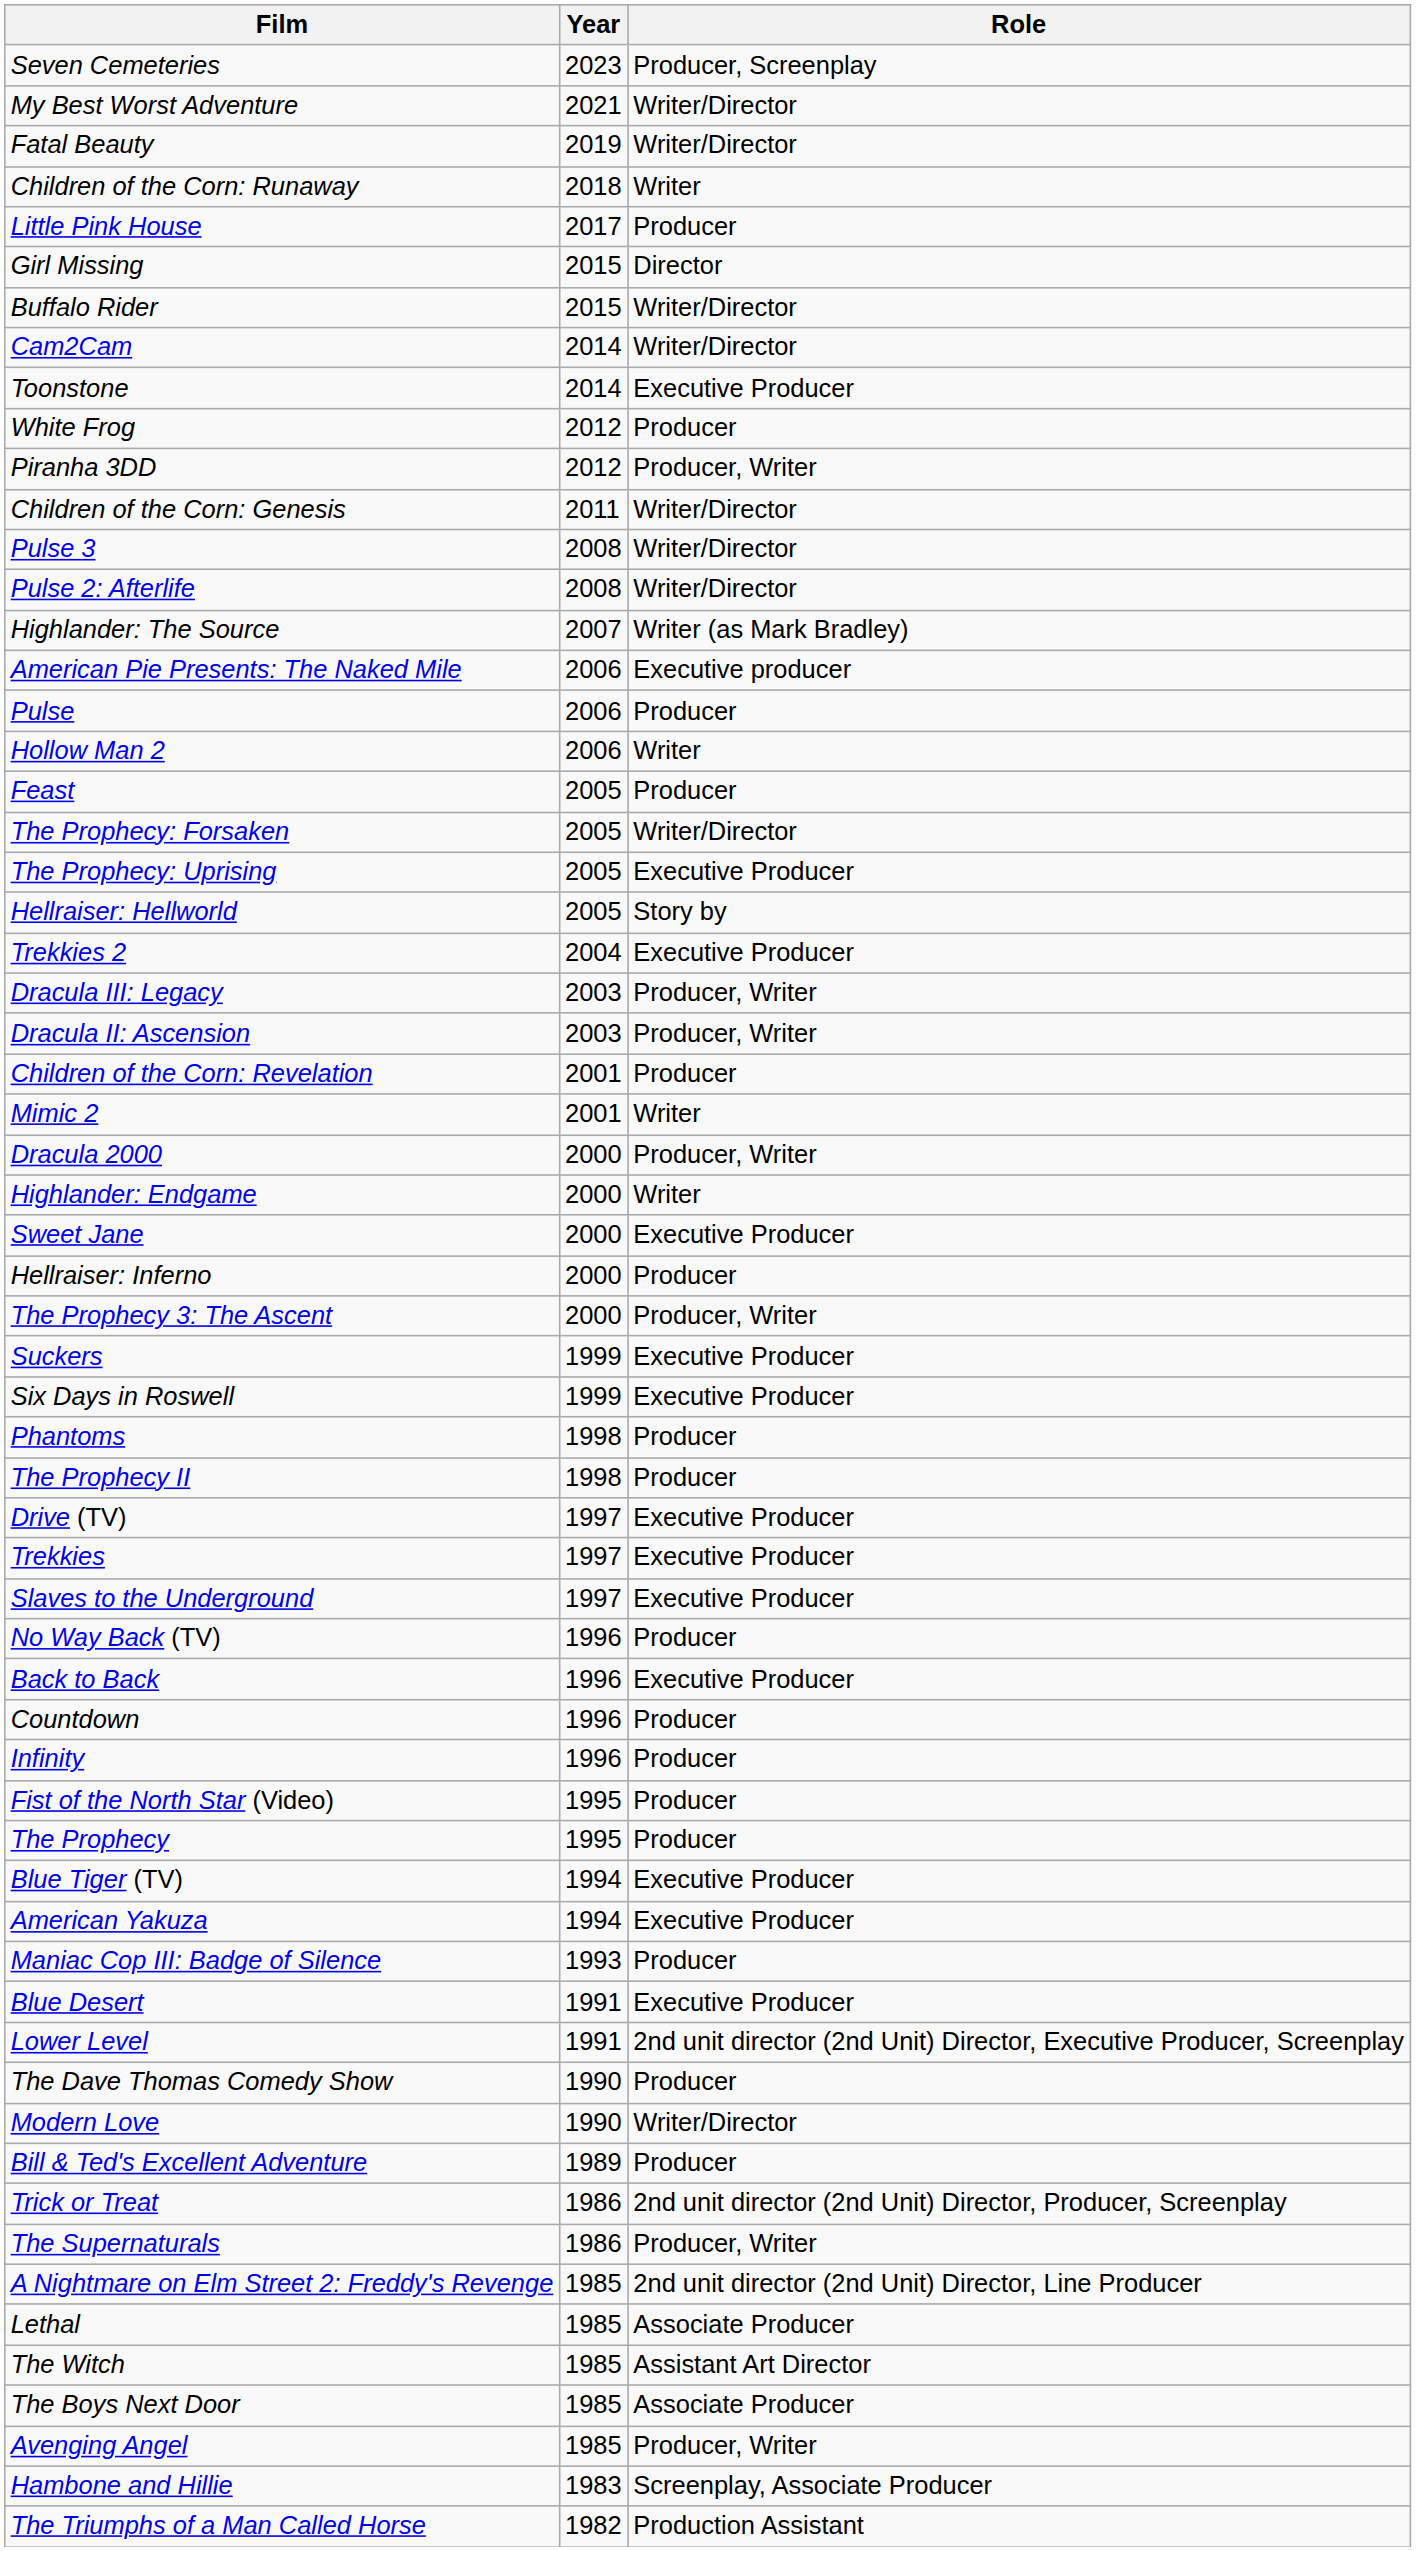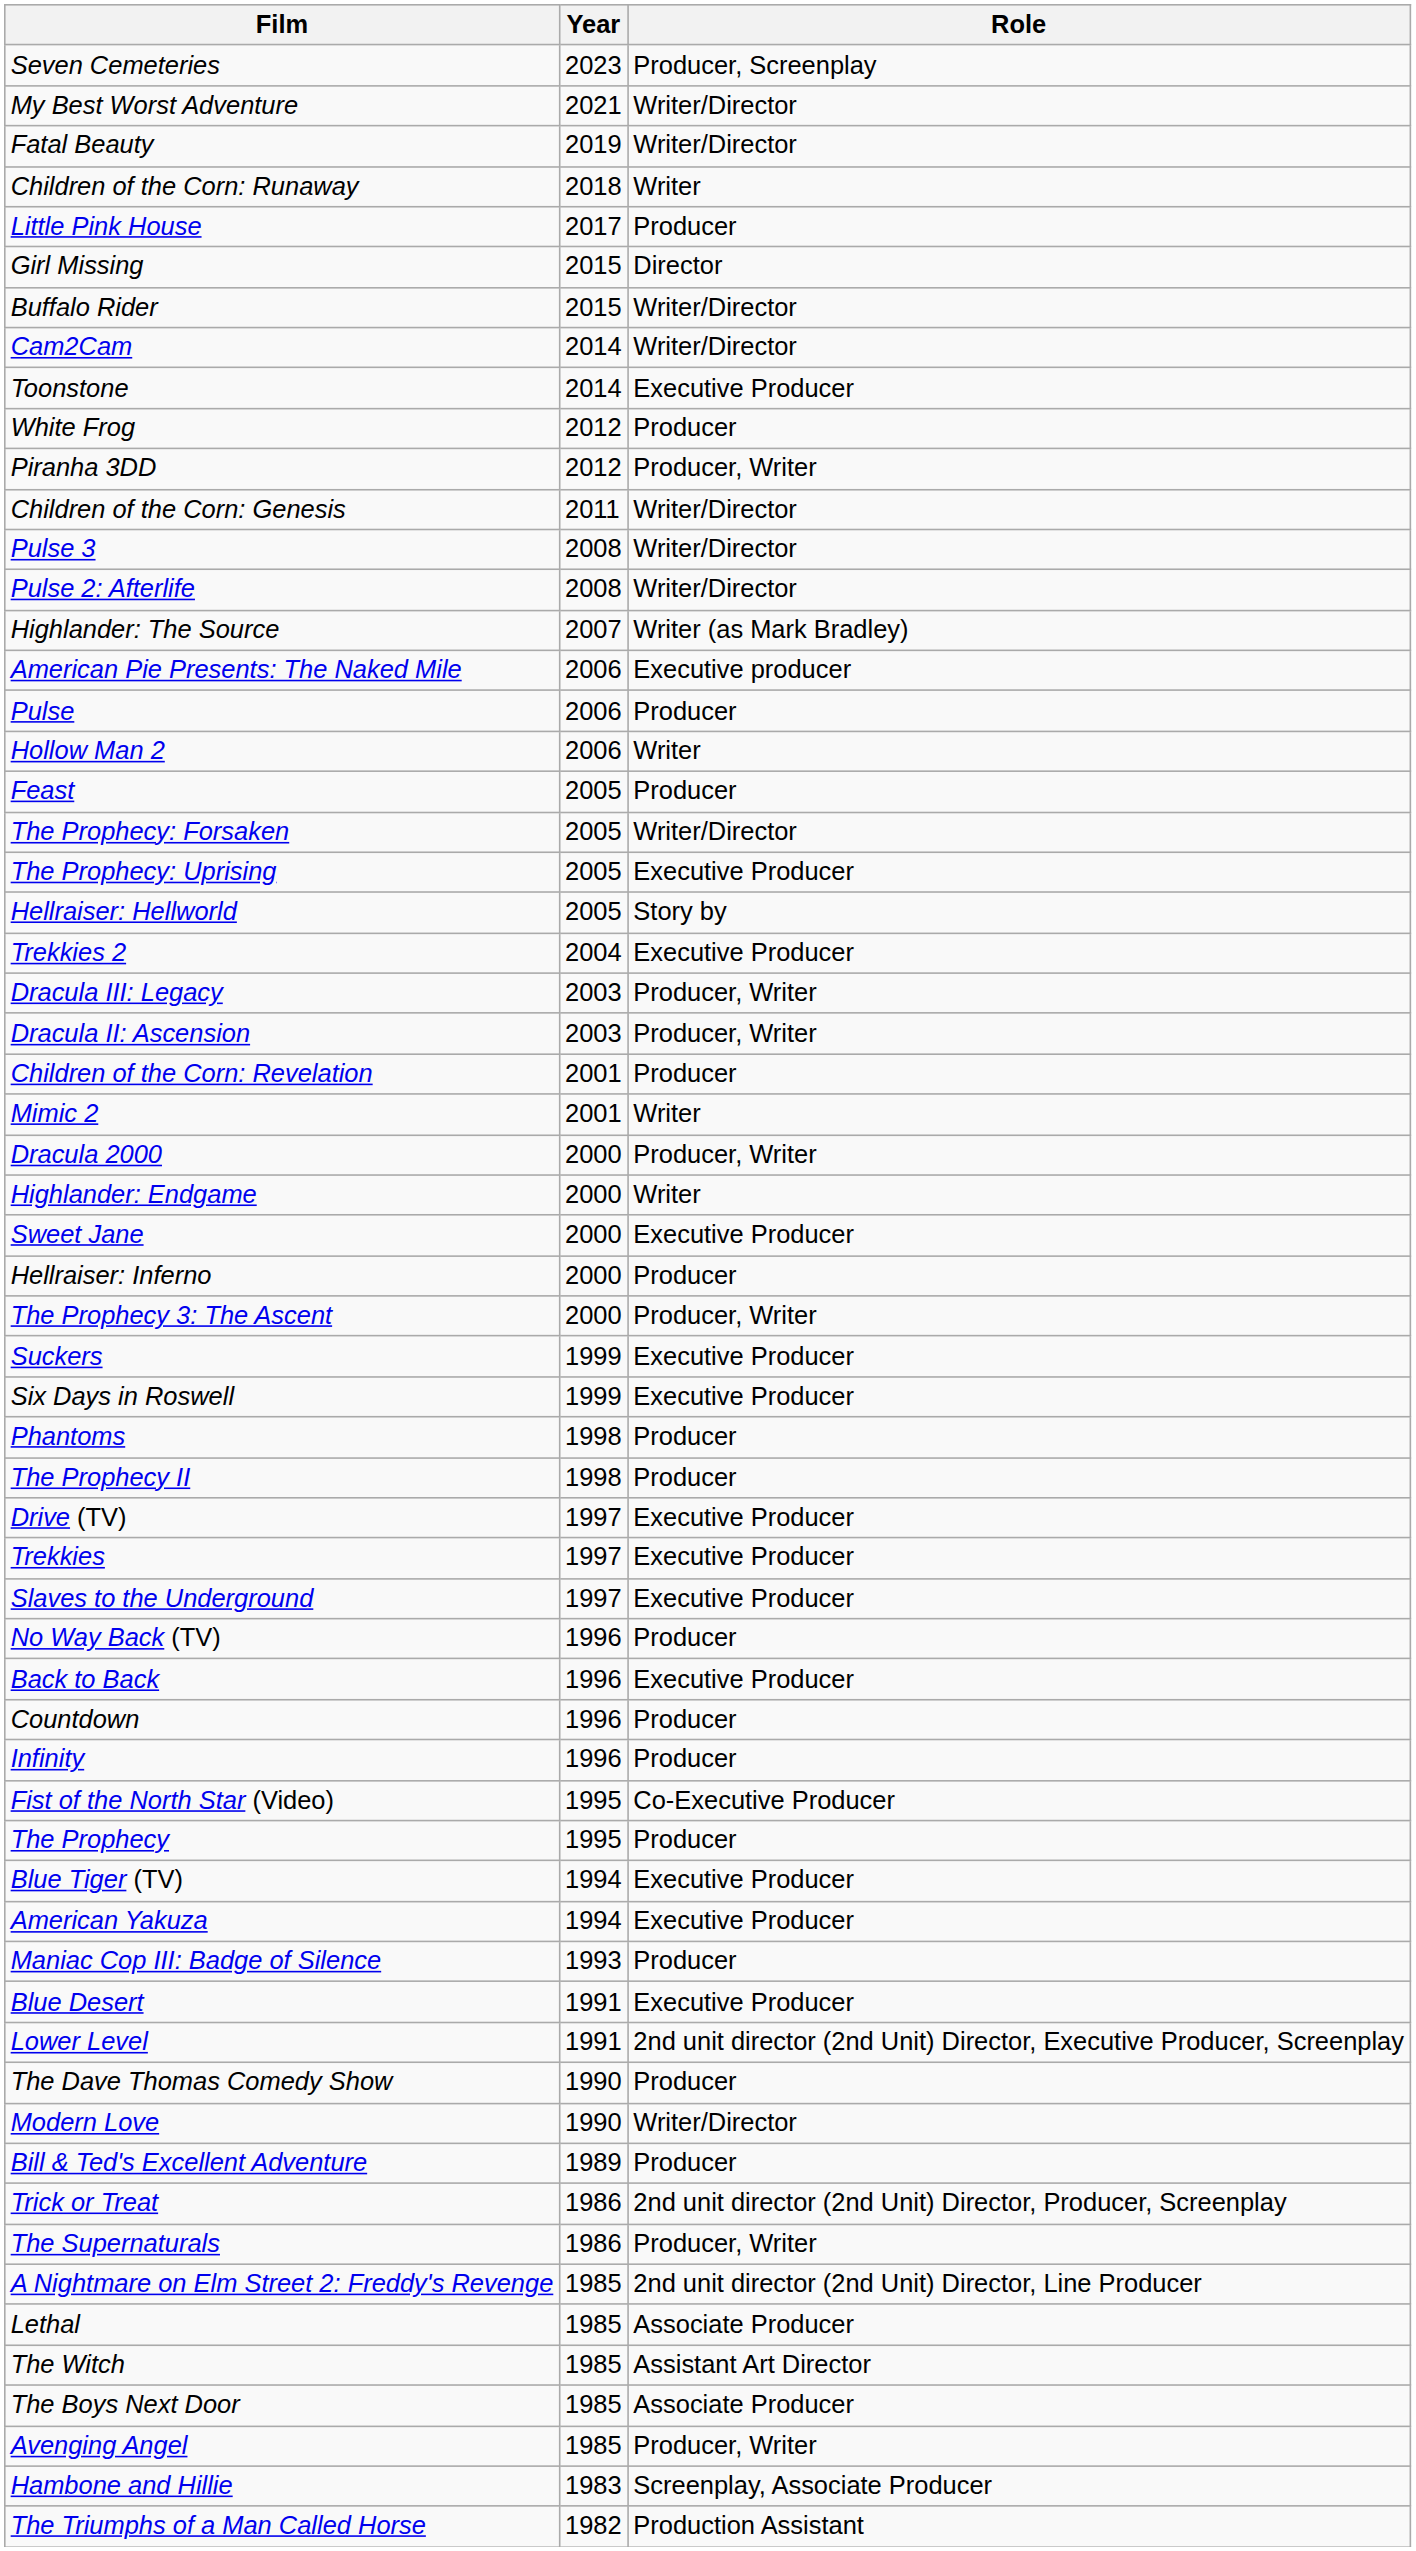(685, 1799) Producer -> (764, 1799) Co-Executive Producer
